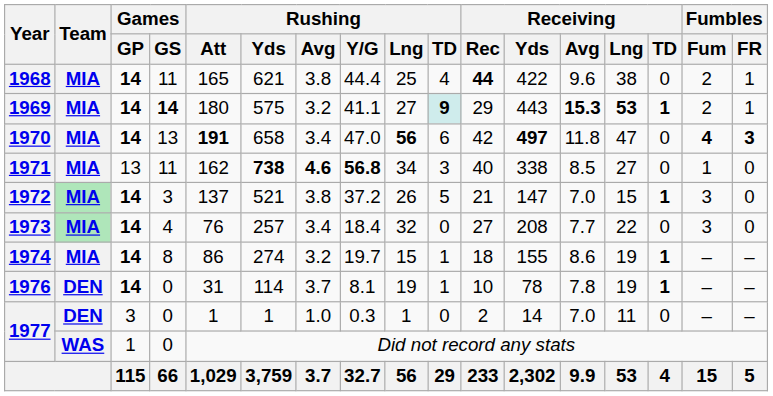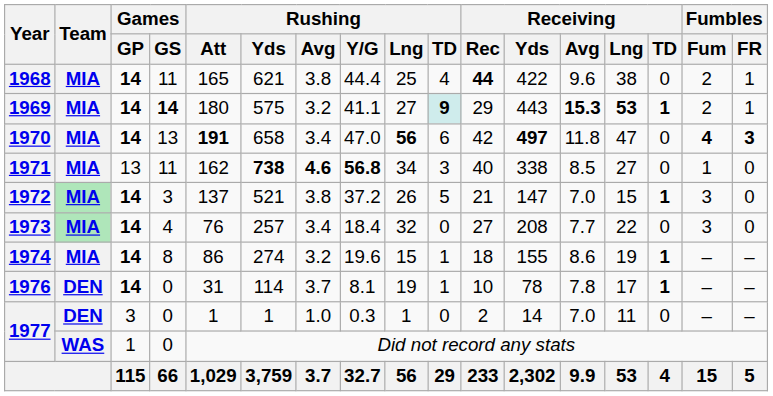(362, 256) 19.7 -> (362, 256) 19.6
(626, 286) 19 -> (626, 286) 17
